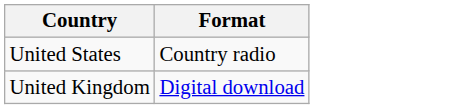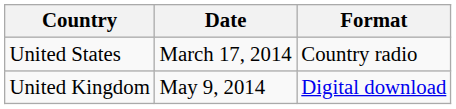+ column: (226, 20)
